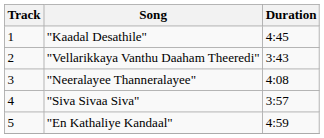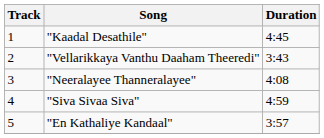(277, 101) 3:57 -> (277, 101) 4:59
(277, 123) 4:59 -> (277, 123) 3:57
